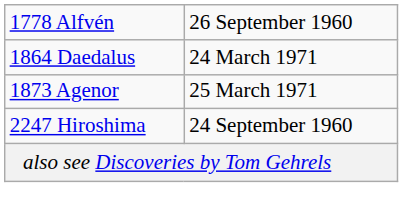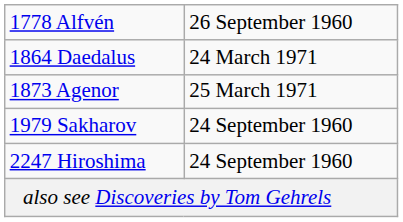+ row: (73, 126)
